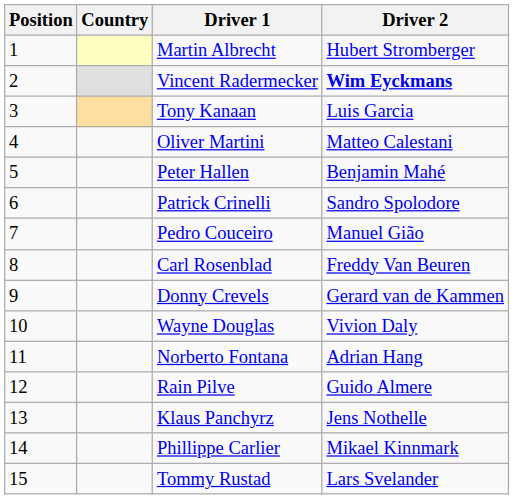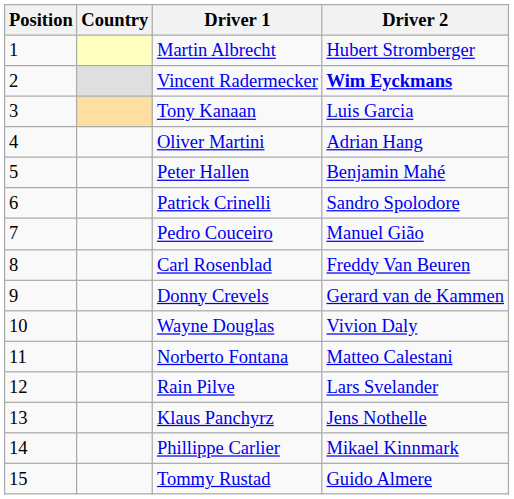(390, 142) Matteo Calestani -> (375, 142) Adrian Hang
(375, 356) Adrian Hang -> (390, 356) Matteo Calestani
(379, 386) Guido Almere -> (382, 386) Lars Svelander
(382, 478) Lars Svelander -> (379, 478) Guido Almere
